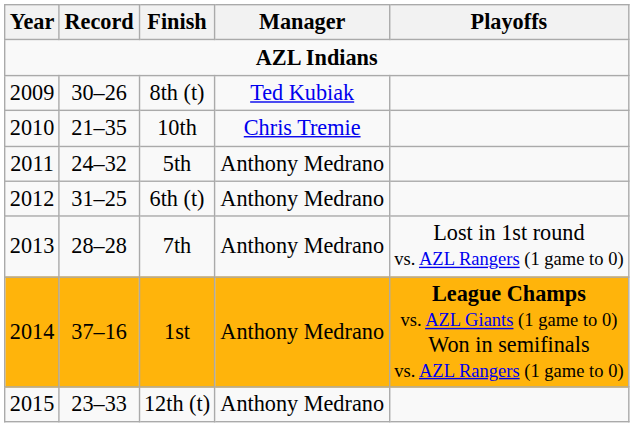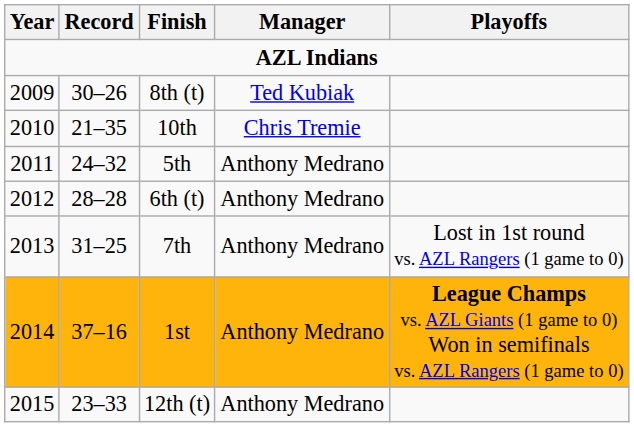(99, 198) 31–25 -> (99, 198) 28–28
(99, 246) 28–28 -> (99, 246) 31–25
